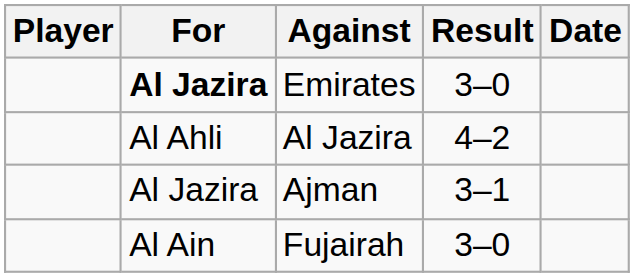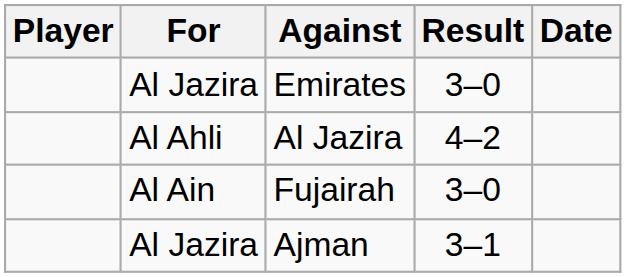(198, 84) bold -> (194, 84) normal
rows swapped: (331, 191) <-> (344, 244)
